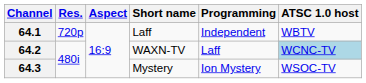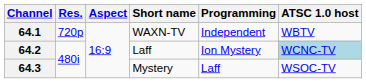(142, 31) Laff -> (159, 31) WAXN-TV
(159, 50) WAXN-TV -> (142, 50) Laff
(211, 50) Laff -> (231, 50) Ion Mystery
(231, 68) Ion Mystery -> (211, 68) Laff
